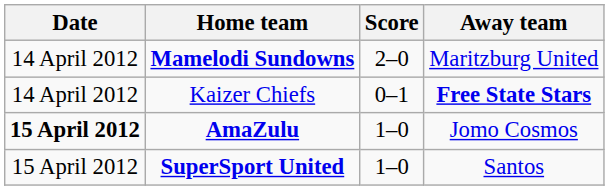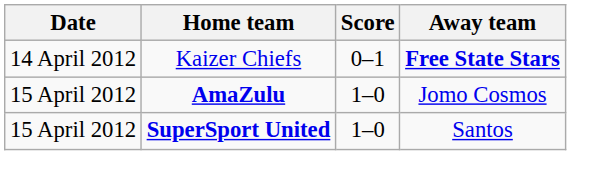- row: (252, 58)
(75, 130) bold -> (73, 94) normal
